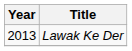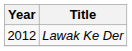(22, 35) 2013 -> (22, 35) 2012
